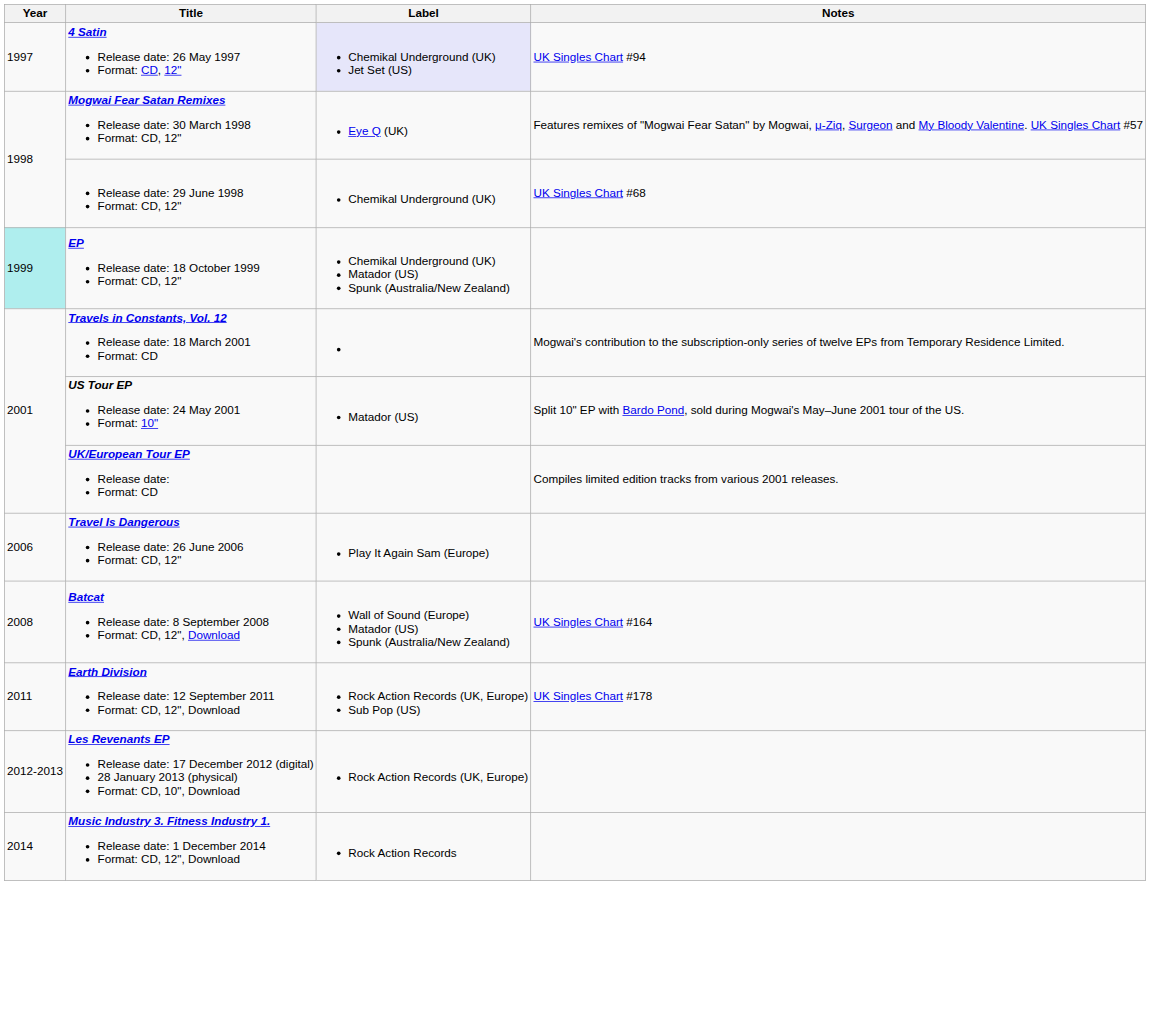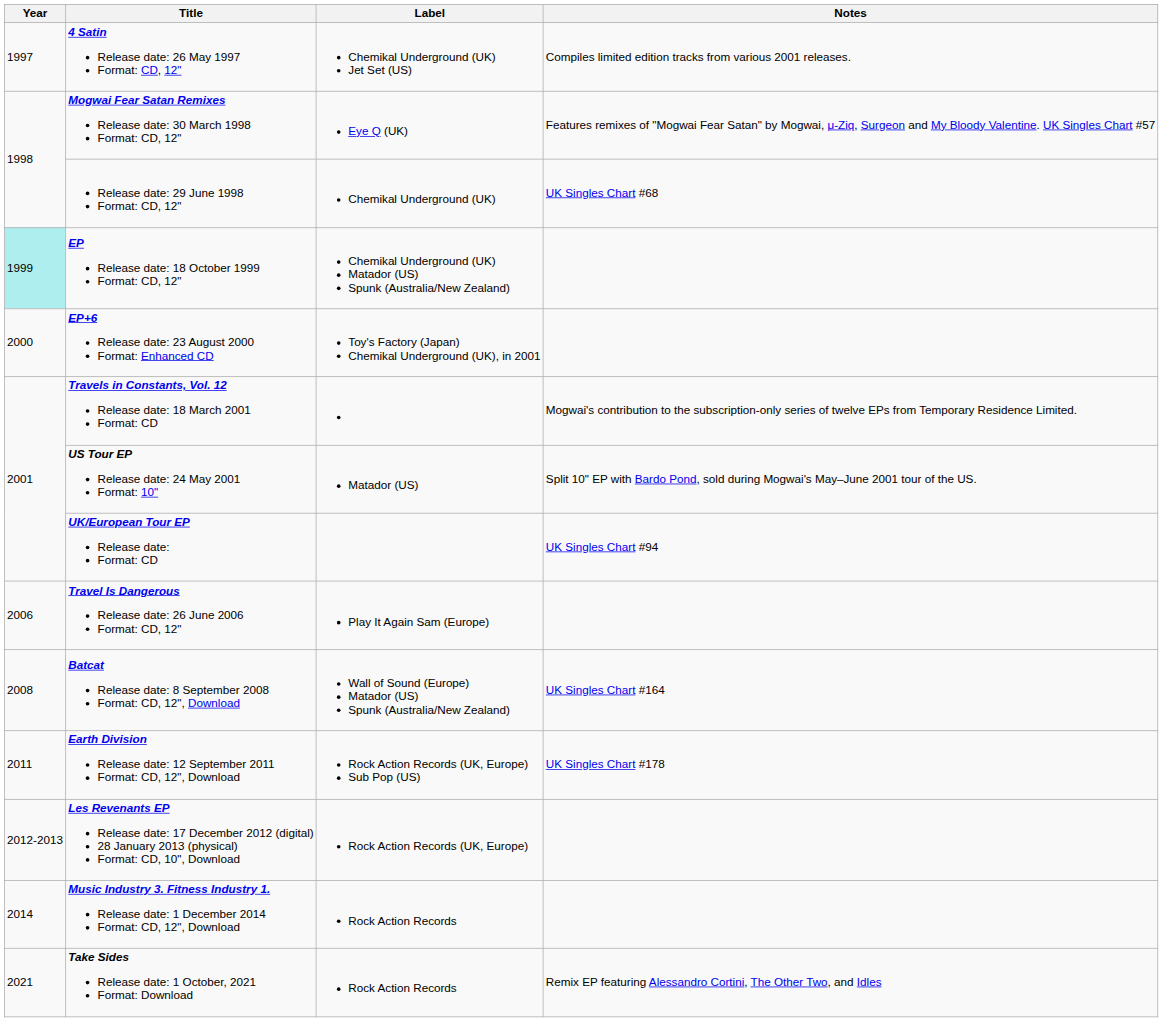(424, 64) lavender background -> (430, 64) no background
(590, 57) UK Singles Chart #94 -> (698, 57) Compiles limited edition tracks from various 2001 releases.
+ row: (191, 337)
(686, 479) Compiles limited edition tracks from various 2001 releases. -> (602, 547) UK Singles Chart #94
+ row: (191, 977)
